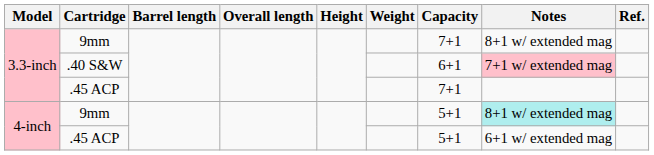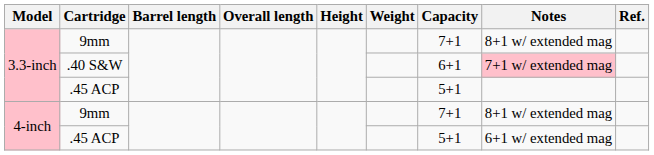(450, 89) 7+1 -> (450, 89) 5+1
(450, 114) 5+1 -> (450, 114) 7+1
(549, 114) paleturquoise background -> (549, 114) no background
